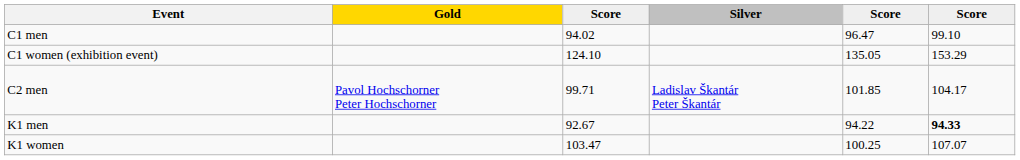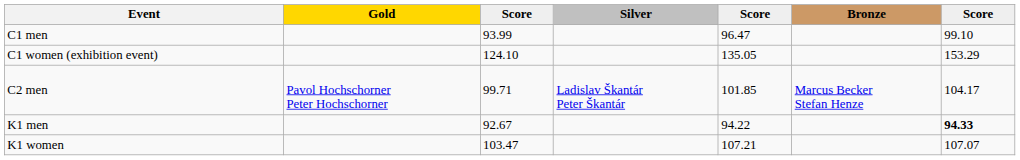+ column: (867, 14)
(580, 34) 94.02 -> (497, 34) 93.99
(863, 144) 100.25 -> (739, 144) 107.21
